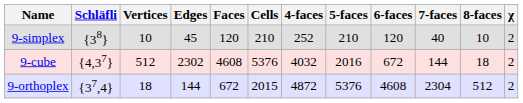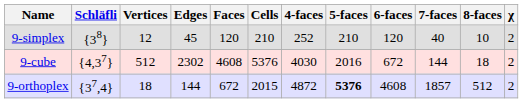(145, 37) 10 -> (145, 37) 12
(304, 61) 4032 -> (304, 61) 4030
(348, 86) normal -> (348, 86) bold
(438, 86) 2304 -> (438, 86) 1857
